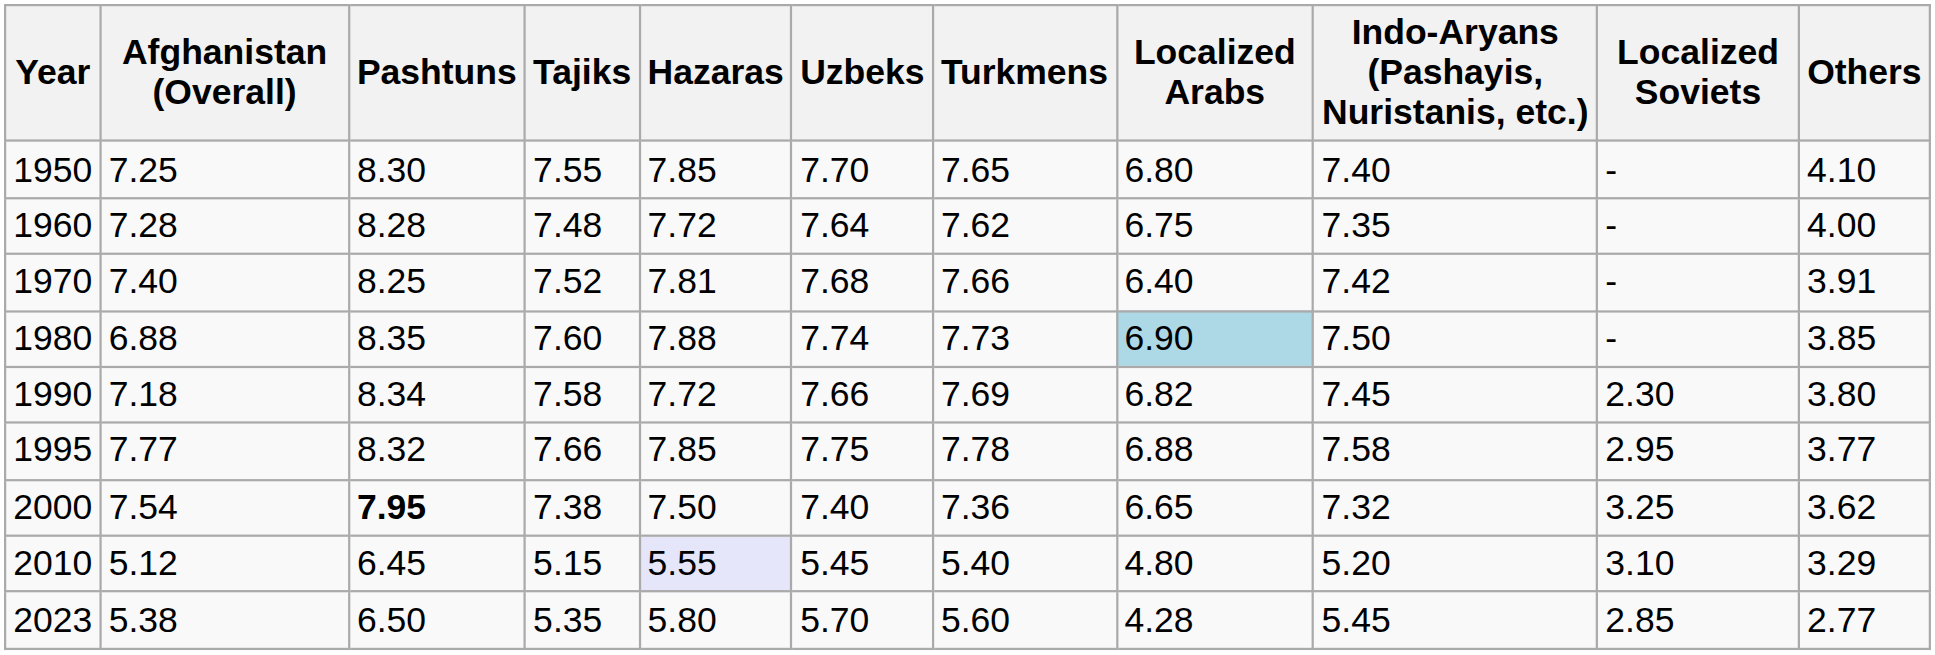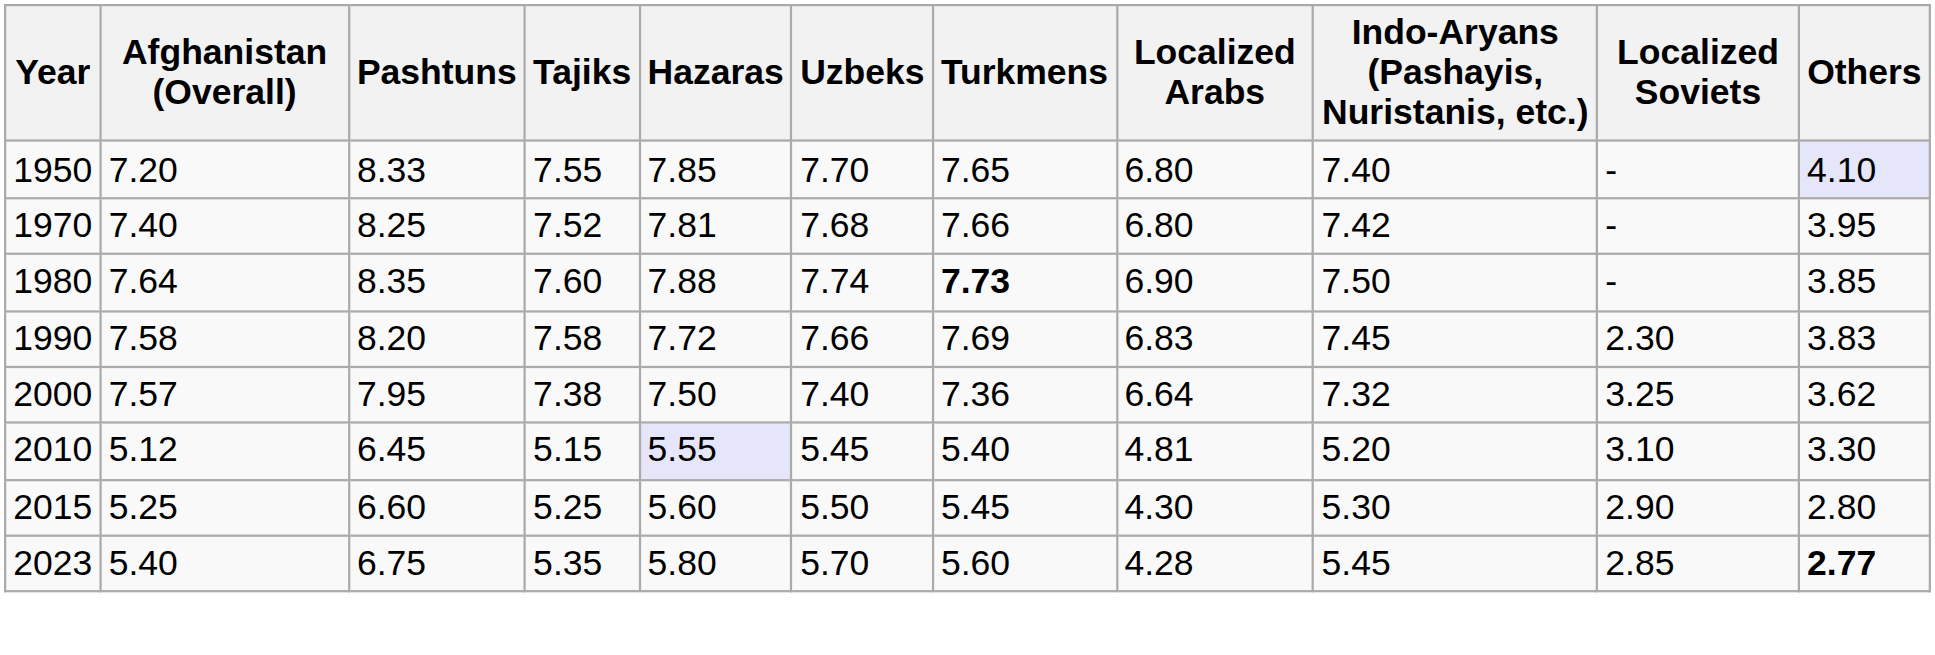(143, 168) 7.25 -> (143, 168) 7.20
(391, 168) 8.30 -> (391, 168) 8.33
(1842, 168) no background -> (1842, 168) lavender background
- row: (53, 225)
(1159, 281) 6.40 -> (1159, 225) 6.80
(1842, 281) 3.91 -> (1842, 225) 3.95
(143, 337) 6.88 -> (143, 281) 7.64
(976, 337) normal -> (976, 281) bold
(1159, 337) lightblue background -> (1159, 281) no background
(143, 394) 7.18 -> (143, 337) 7.58
(391, 394) 8.34 -> (391, 337) 8.20
(1159, 394) 6.82 -> (1159, 337) 6.83
(1842, 394) 3.80 -> (1842, 337) 3.83
- row: (53, 450)
(143, 506) 7.54 -> (143, 394) 7.57
(391, 506) bold -> (391, 394) normal
(1159, 506) 6.65 -> (1159, 394) 6.64
(1159, 563) 4.80 -> (1159, 450) 4.81
(1842, 563) 3.29 -> (1842, 450) 3.30
+ row: (53, 506)
(143, 619) 5.38 -> (143, 563) 5.40
(391, 619) 6.50 -> (391, 563) 6.75
(1842, 619) normal -> (1842, 563) bold
